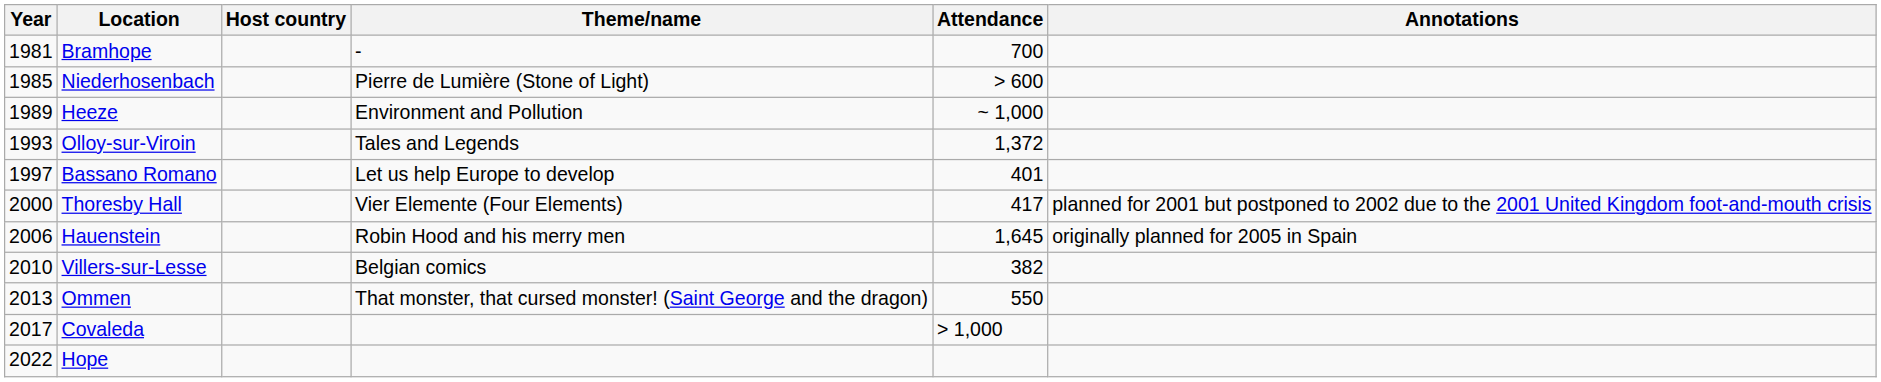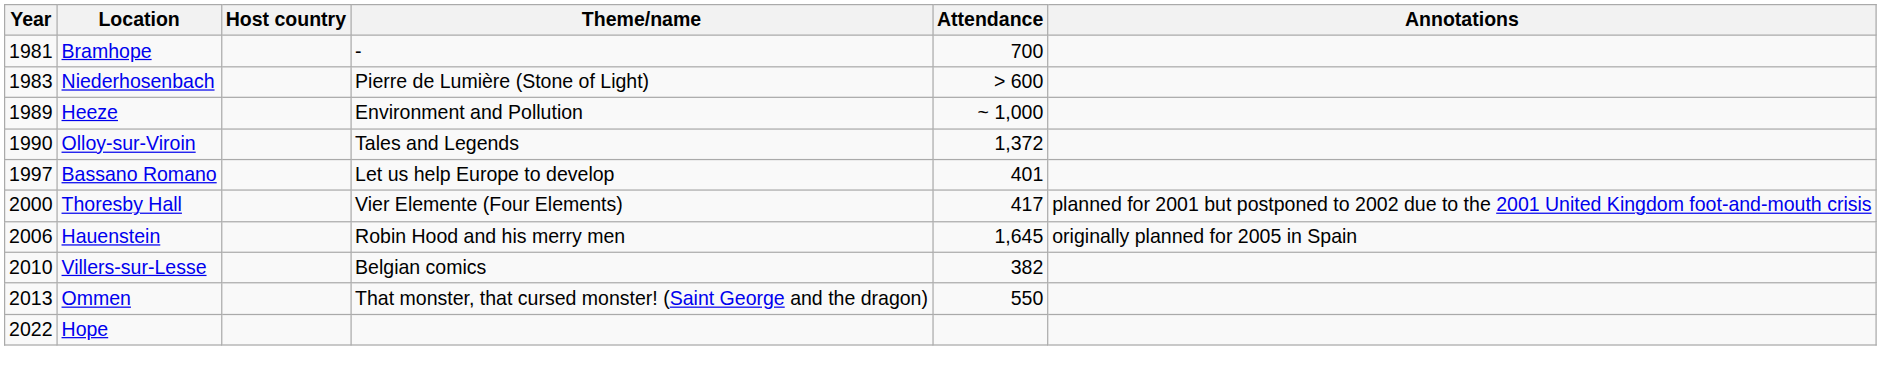(31, 81) 1985 -> (31, 81) 1983
(31, 143) 1993 -> (31, 143) 1990
- row: (103, 329)
